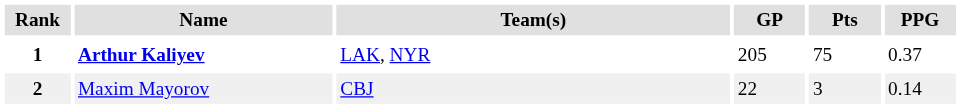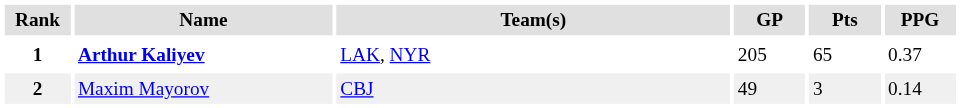(823, 54) 75 -> (823, 54) 65
(747, 88) 22 -> (747, 88) 49
